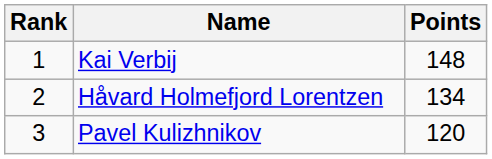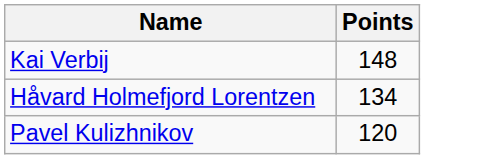- column: (39, 23)
